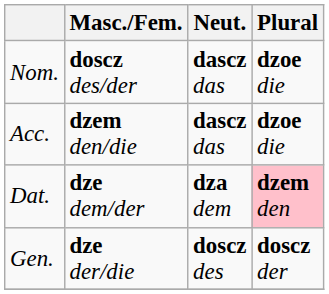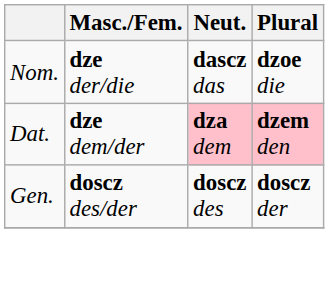(103, 71) doscz des/der -> (102, 71) dze der/die
- row: (30, 133)
(212, 195) no background -> (212, 133) pink background
(102, 257) dze der/die -> (103, 195) doscz des/der
